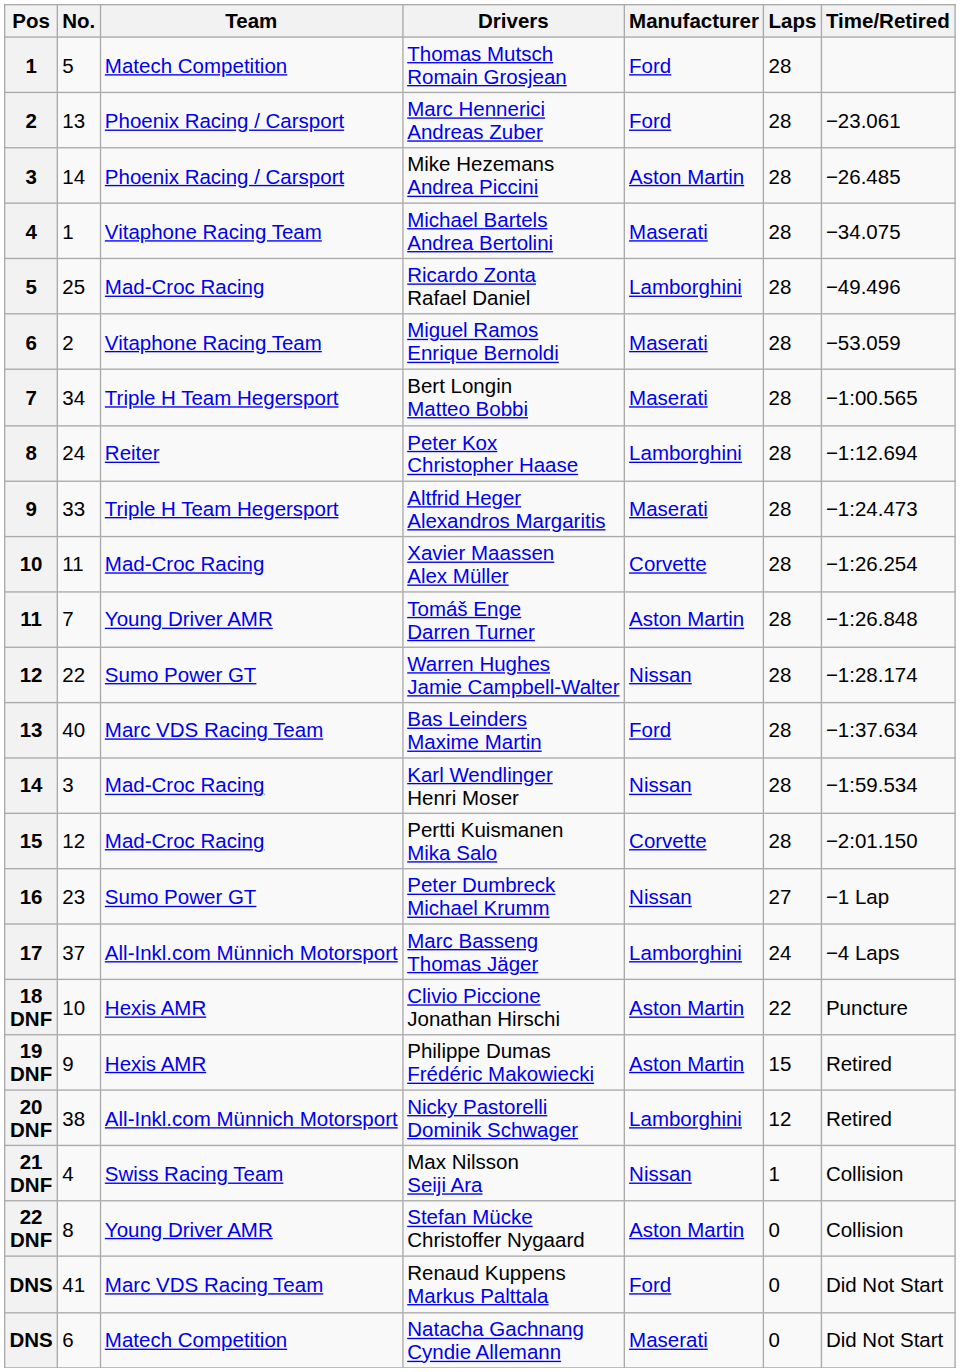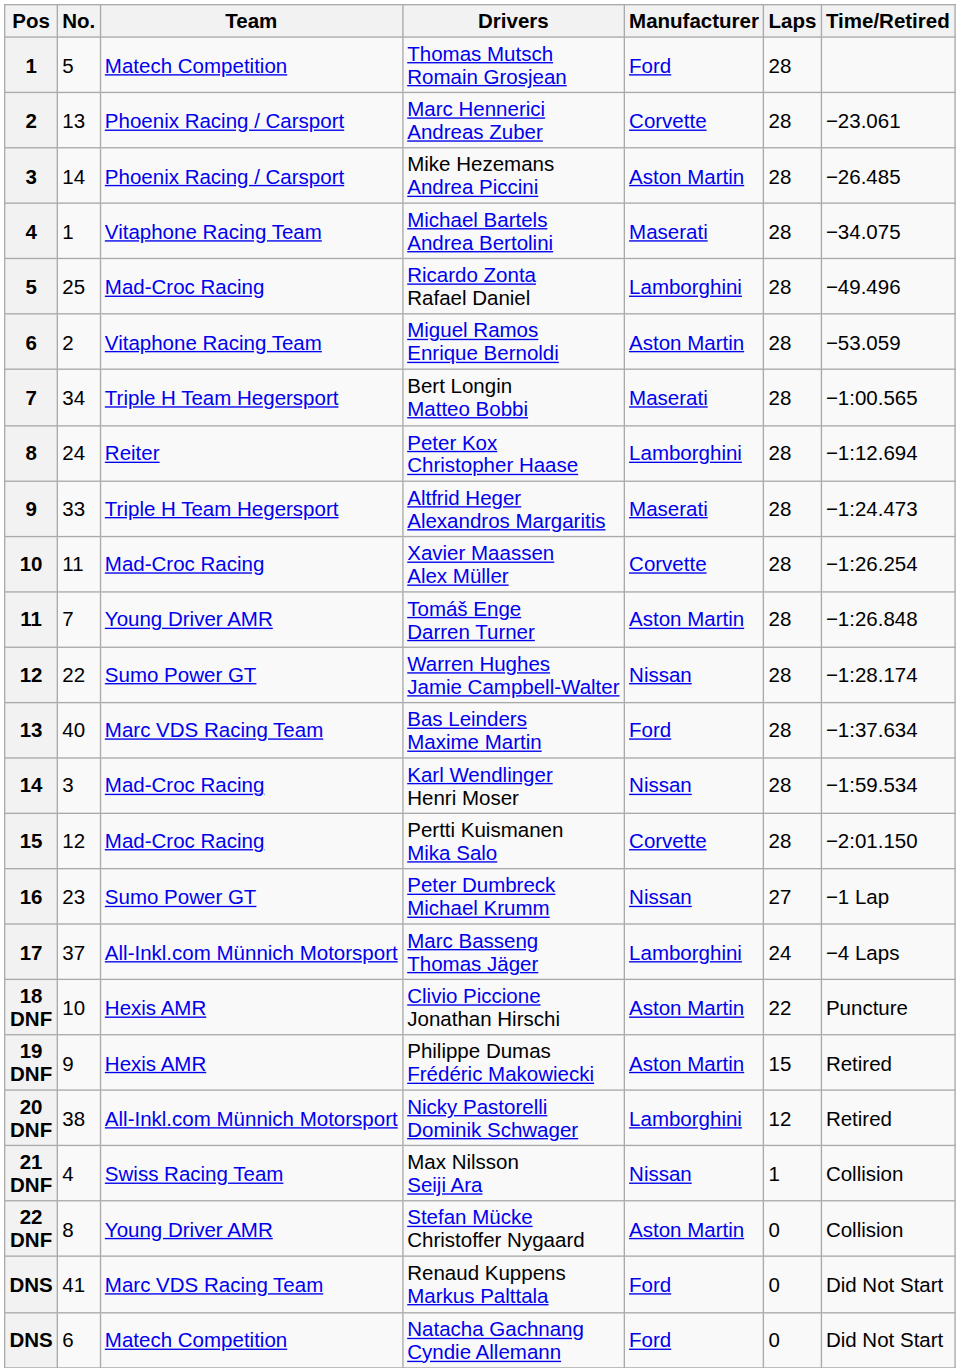(650, 120) Ford -> (668, 120) Corvette
(668, 342) Maserati -> (687, 342) Aston Martin
(668, 1340) Maserati -> (650, 1340) Ford
